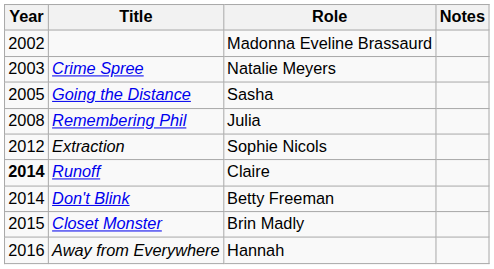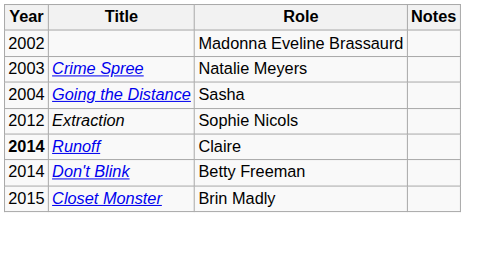(26, 95) 2005 -> (26, 95) 2004
- row: (119, 120)
- row: (136, 250)
